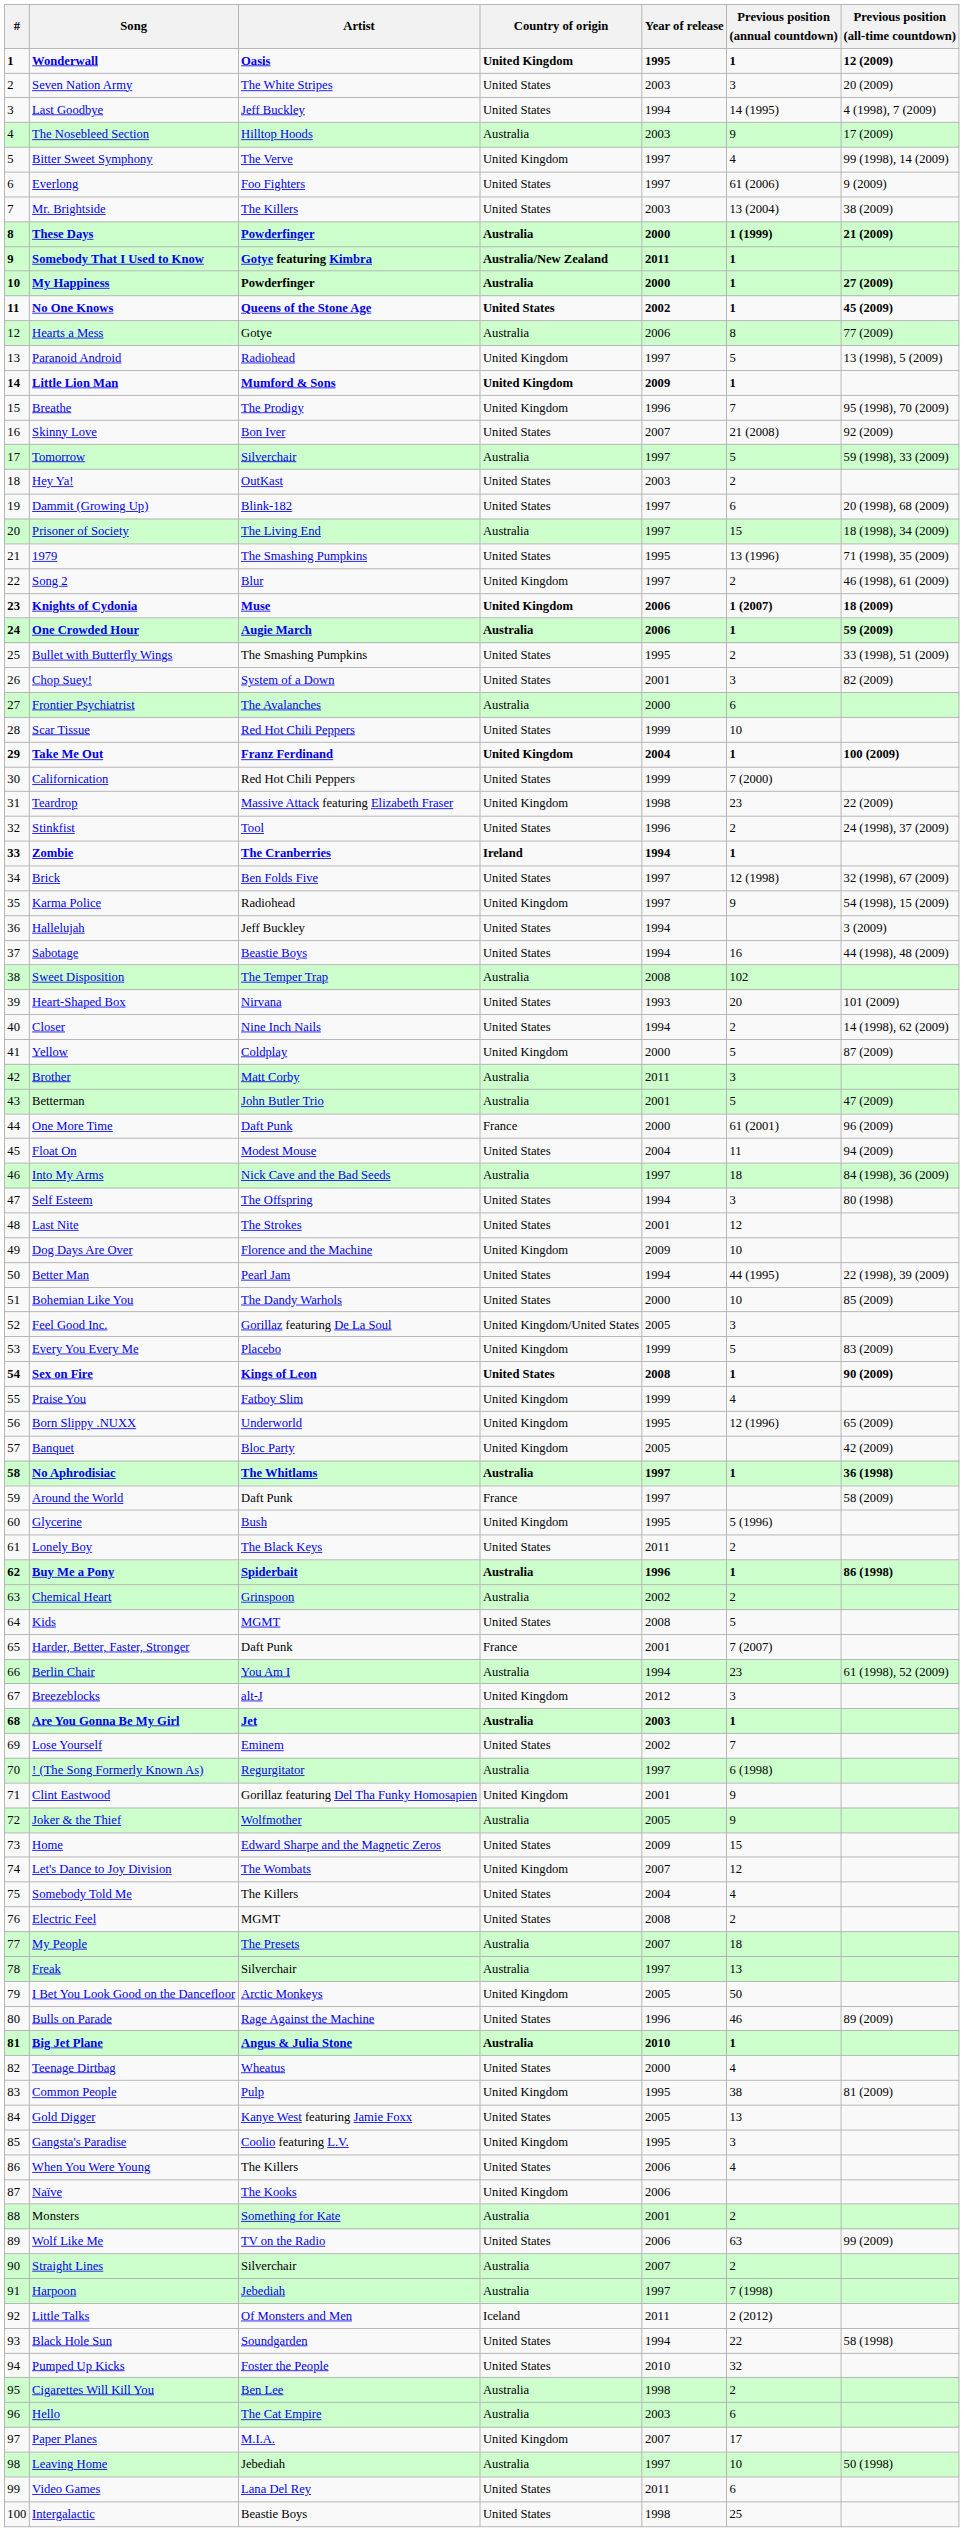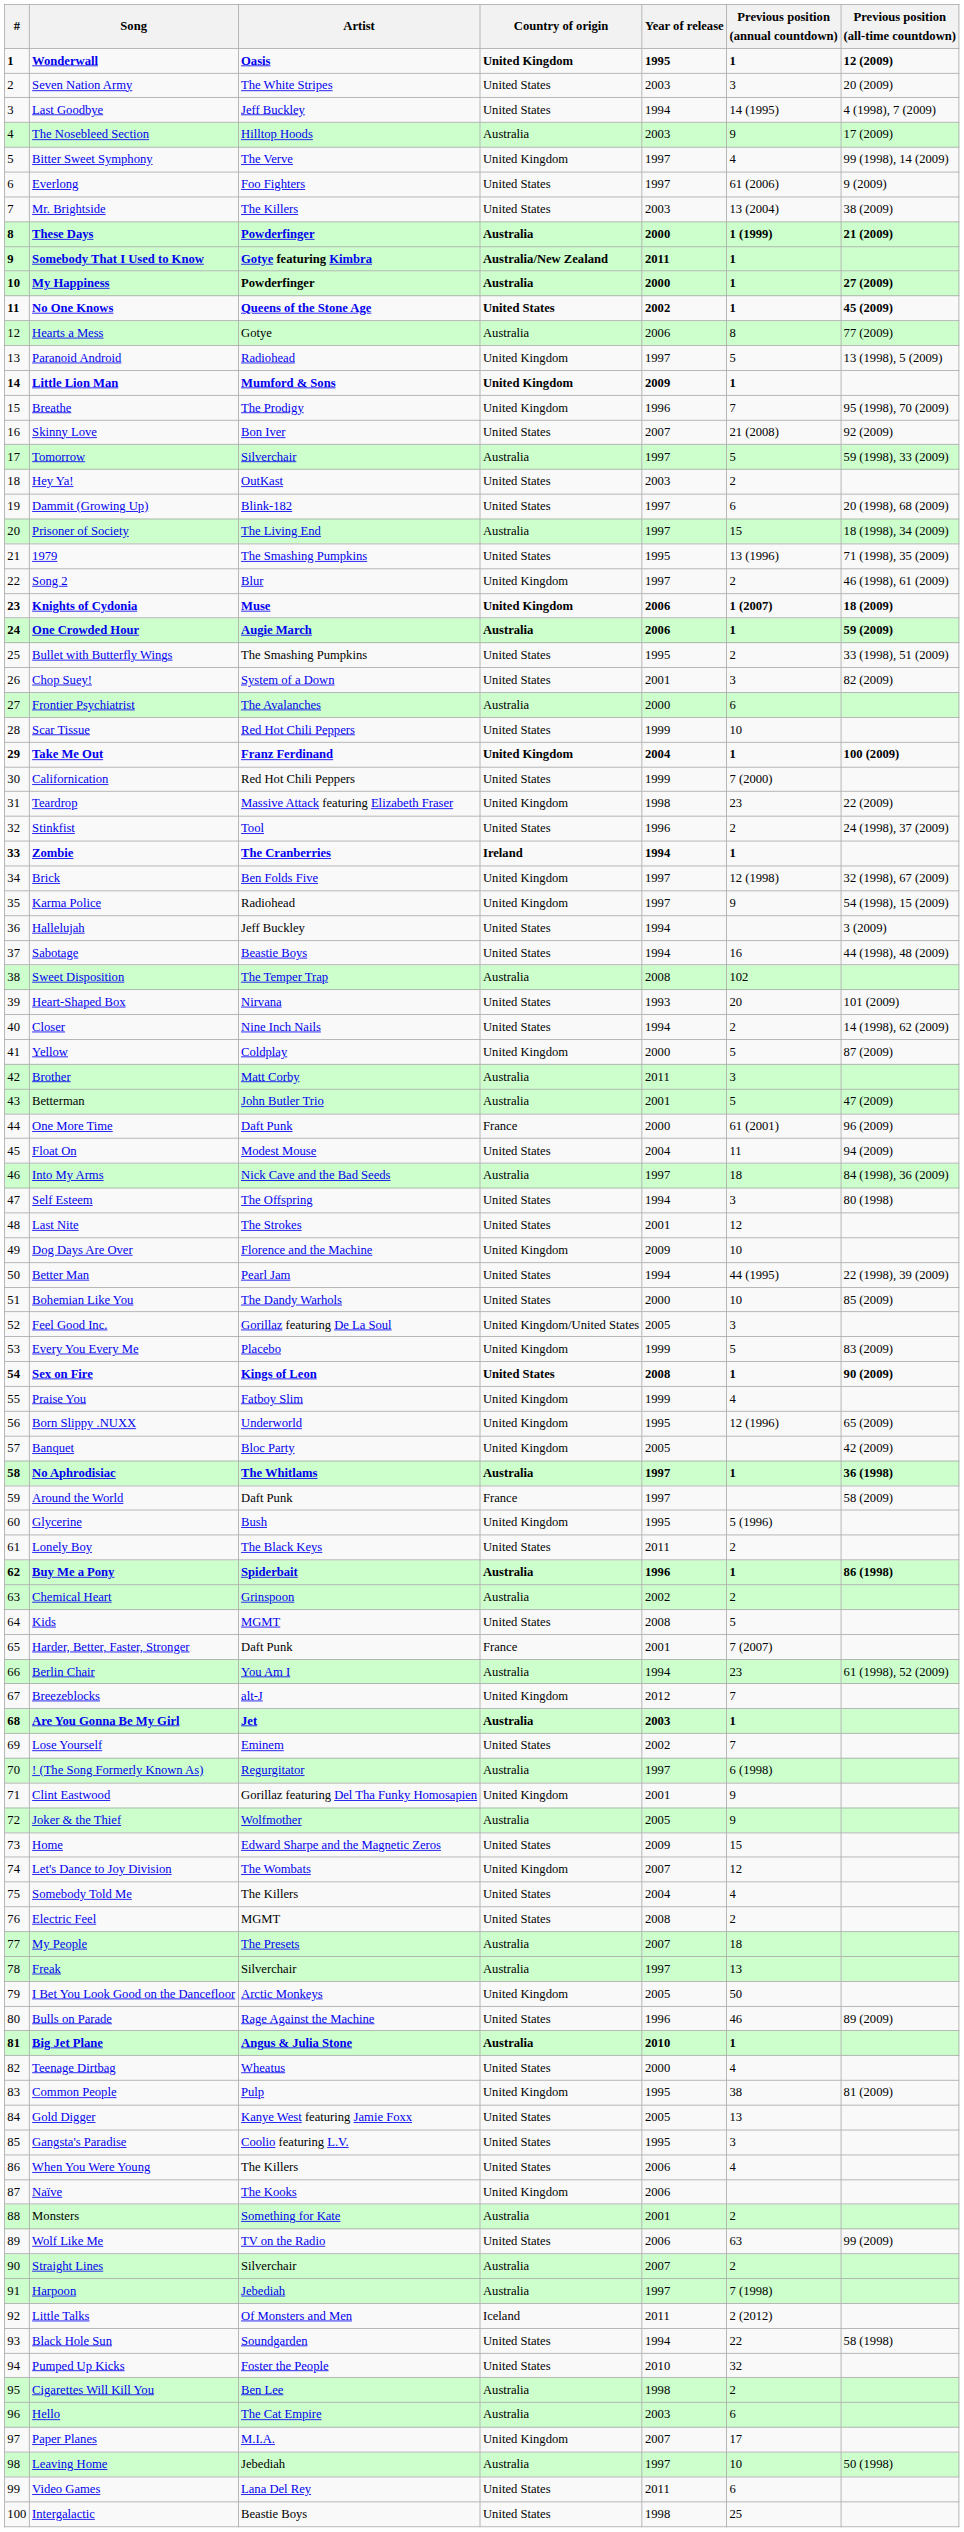(517, 878) United States -> (526, 878) United Kingdom
(733, 1696) 3 -> (733, 1696) 7
(526, 2142) United Kingdom -> (517, 2142) United States
